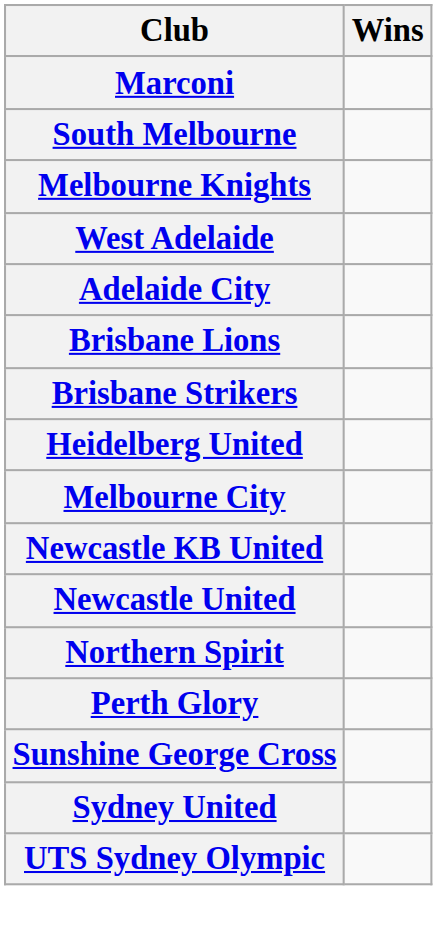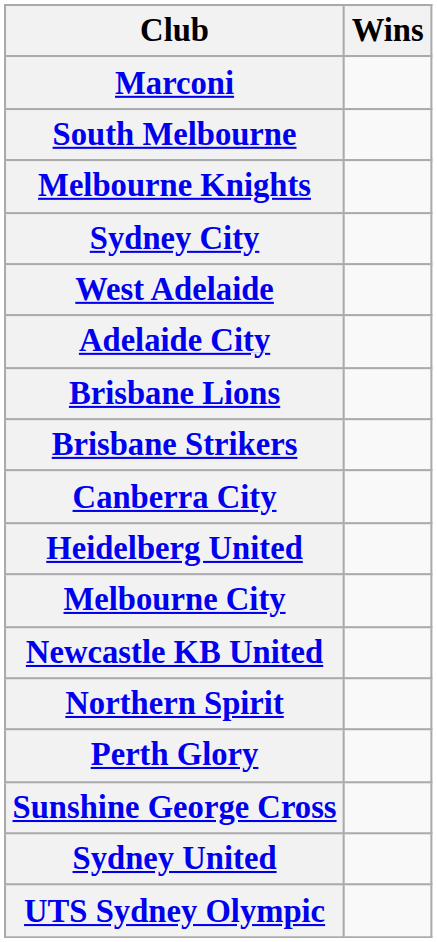+ row: (175, 237)
+ row: (175, 496)
- row: (175, 599)
